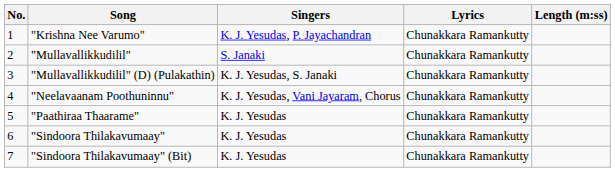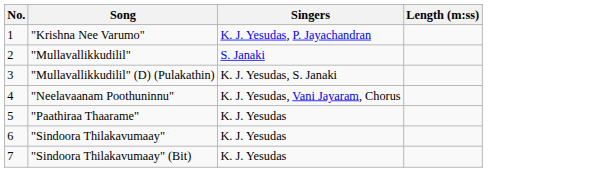- column: (468, 14)
